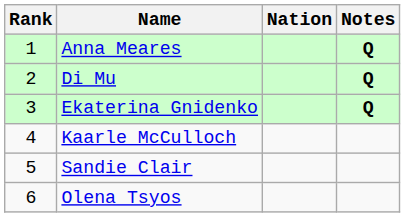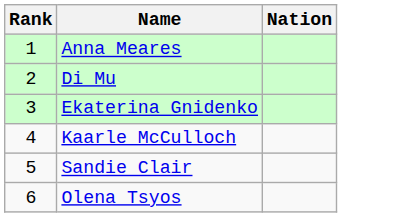- column: (368, 20)
